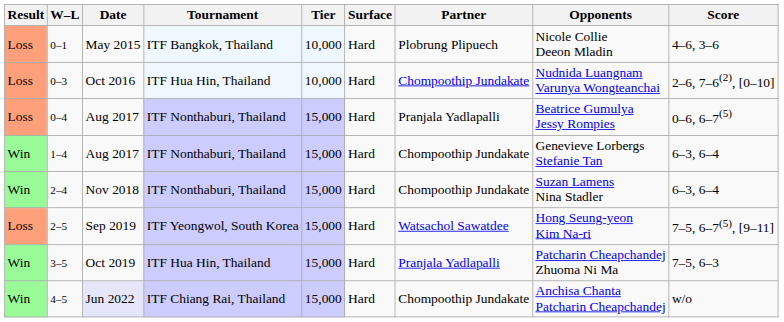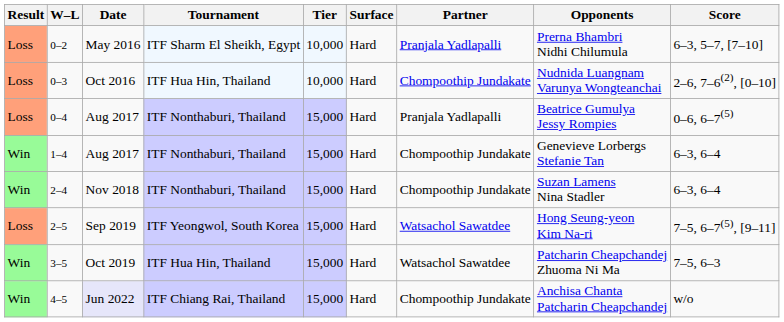- row: (59, 44)
+ row: (59, 44)
(449, 262) Pranjala Yadlapalli -> (455, 262) Watsachol Sawatdee
